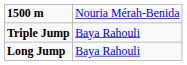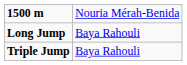rows swapped: (36, 51) <-> (38, 32)
